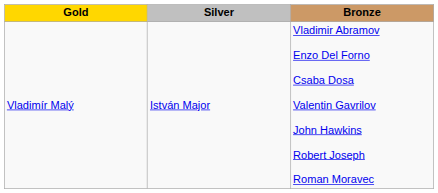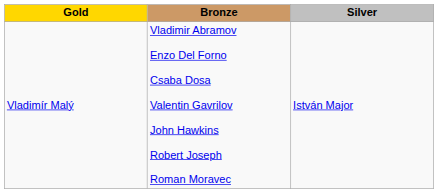columns swapped: (219, 13) <-> (362, 13)
